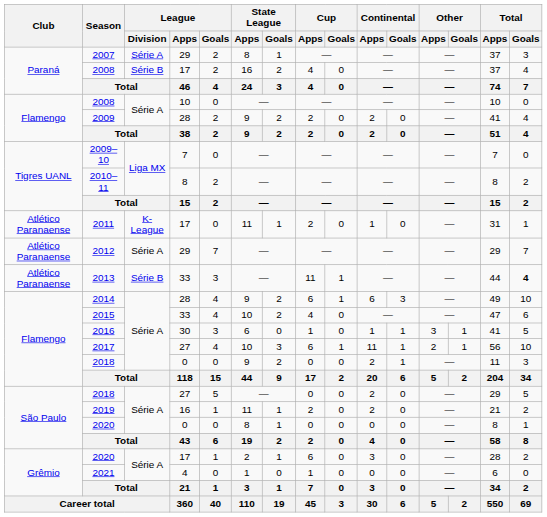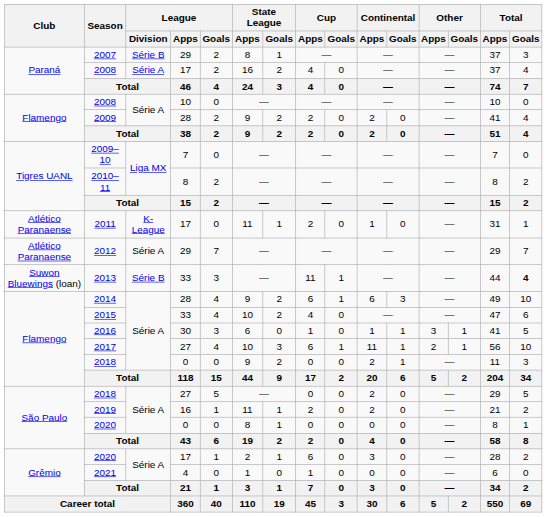(147, 54) Série A -> (148, 54) Série B
(147, 70) Série B -> (148, 70) Série A
(43, 278) Atlético Paranaense -> (44, 278) Suwon Bluewings (loan)
